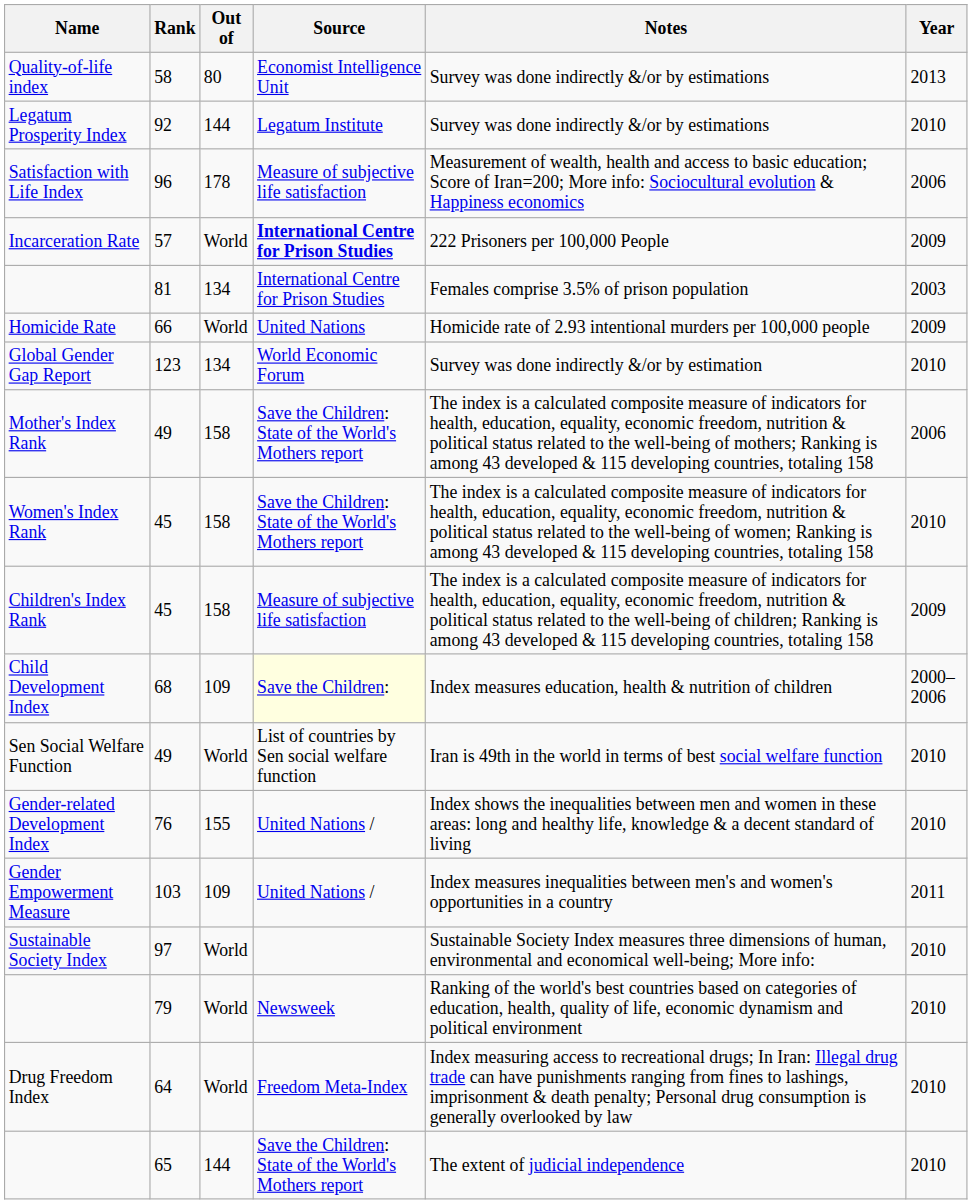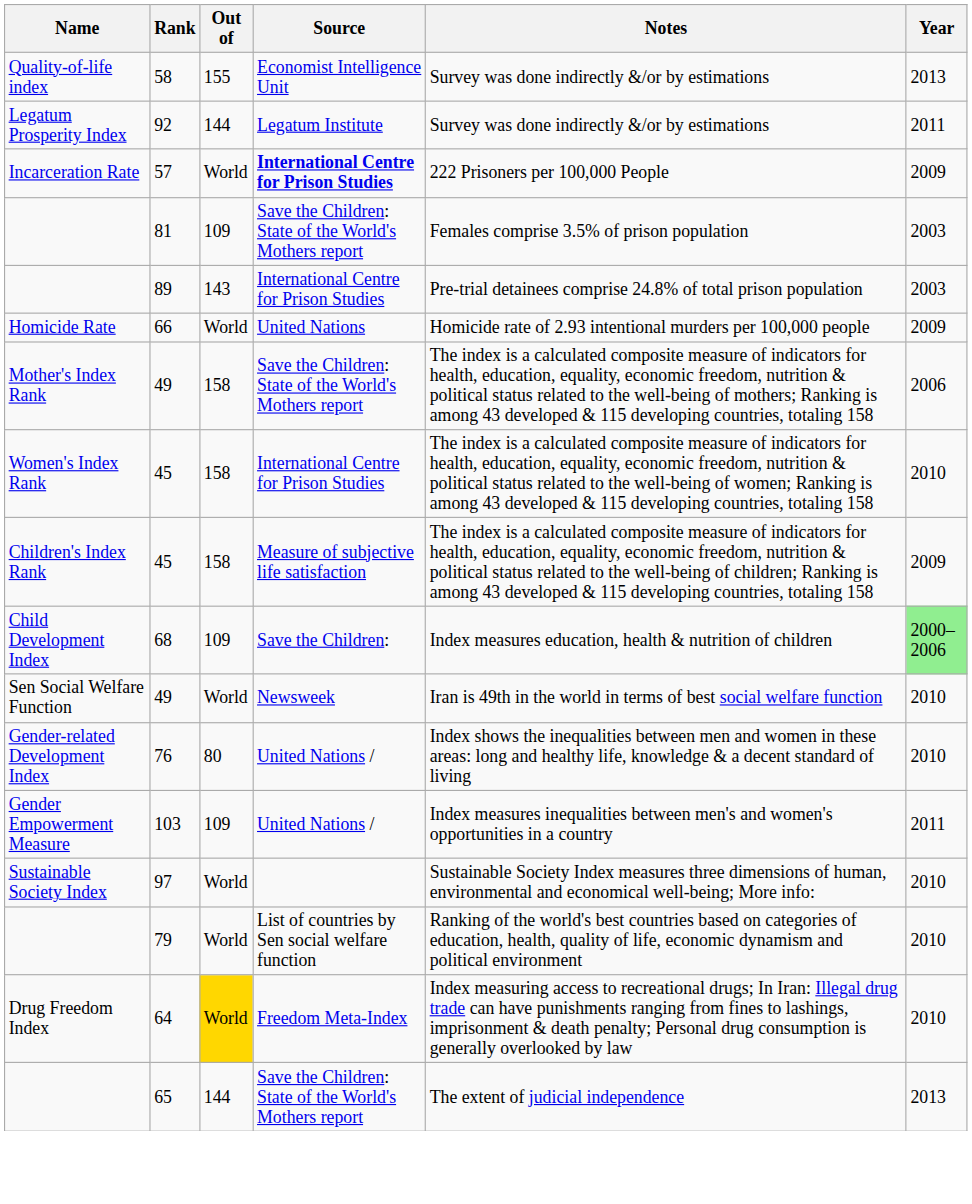(213, 76) 80 -> (217, 76) 155
(928, 124) 2010 -> (928, 124) 2011
- row: (69, 183)
(217, 289) 134 -> (217, 231) 109
(328, 289) International Centre for Prison Studies -> (327, 231) Save the Children: State of the World's Mothers report
+ row: (77, 289)
- row: (61, 365)
(327, 521) Save the Children: State of the World's Mothers report -> (328, 473) International Centre for Prison Studies
(323, 688) lightyellow background -> (323, 639) no background
(933, 688) no background -> (933, 639) lightgreen background
(326, 756) List of countries by Sen social welfare function -> (296, 698) Newsweek
(217, 824) 155 -> (213, 756) 80
(296, 1008) Newsweek -> (326, 940) List of countries by Sen social welfare function
(226, 1086) no background -> (226, 1018) gold background
(928, 1164) 2010 -> (928, 1096) 2013
